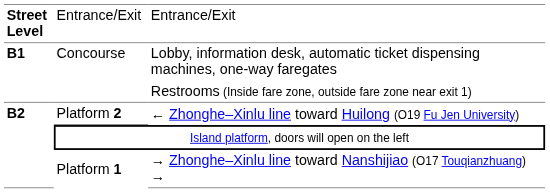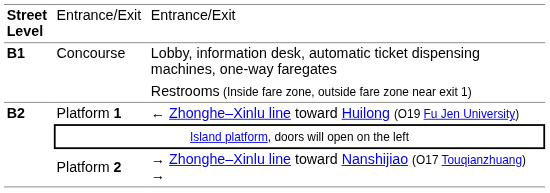(89, 113) Platform 2 -> (89, 113) Platform 1
(89, 169) Platform 1 -> (89, 167) Platform 2
